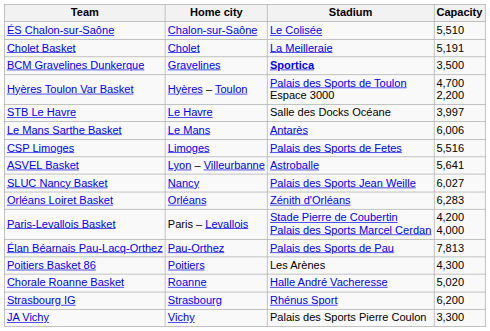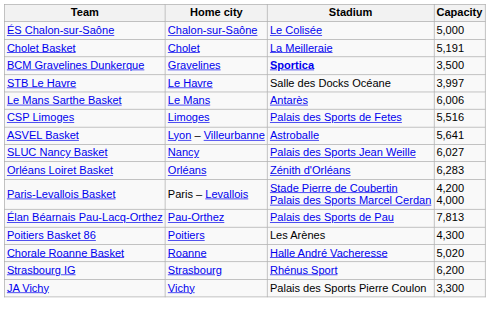(450, 30) 5,510 -> (450, 30) 5,000
- row: (70, 89)
